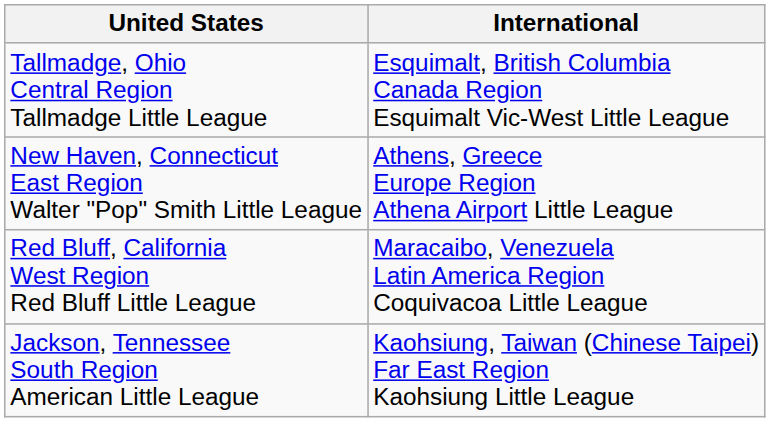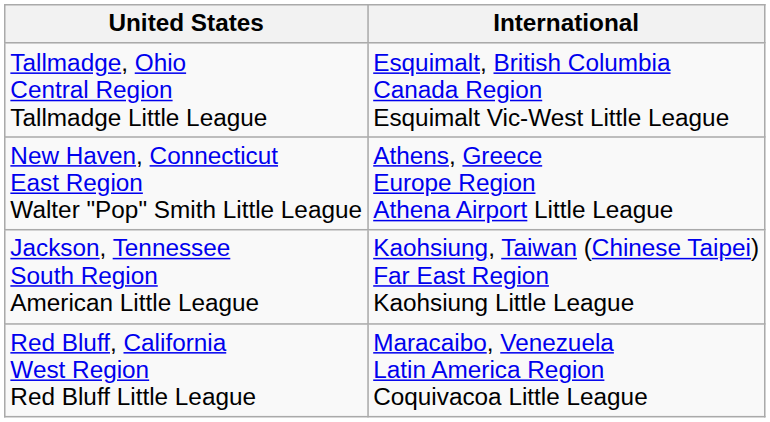rows swapped: (135, 369) <-> (133, 276)
